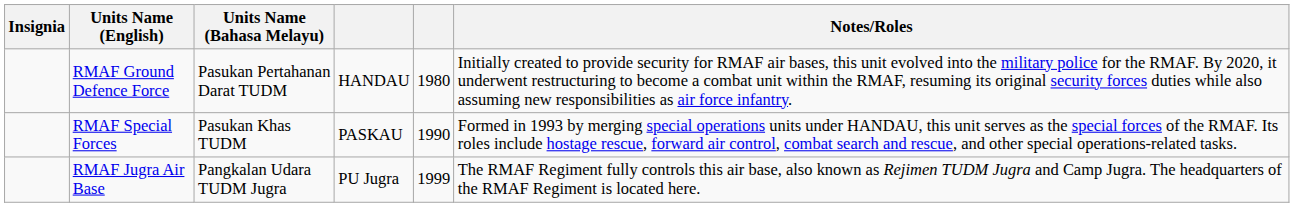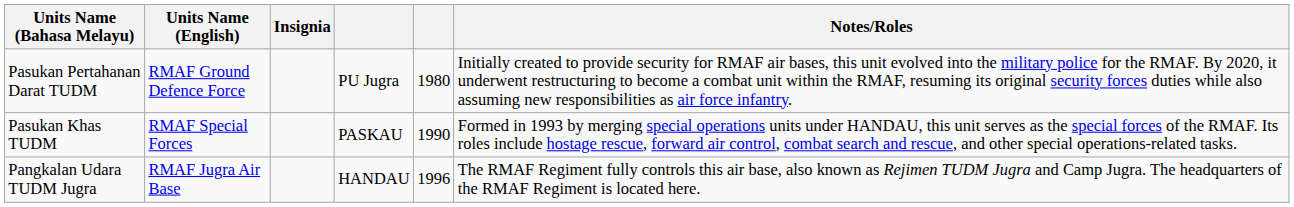columns swapped: (37, 26) <-> (264, 26)
(374, 80) HANDAU -> (369, 80) PU Jugra
(369, 179) PU Jugra -> (374, 179) HANDAU
(434, 179) 1999 -> (434, 179) 1996
